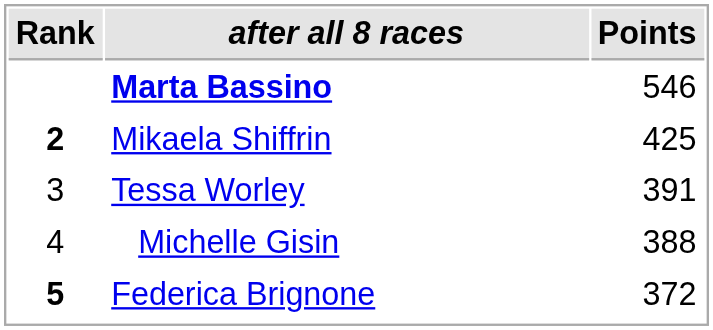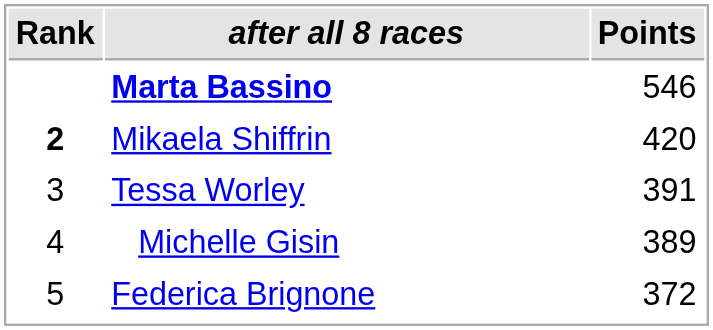(669, 139) 425 -> (669, 139) 420
(669, 243) 388 -> (669, 243) 389
(55, 294) bold -> (55, 294) normal
